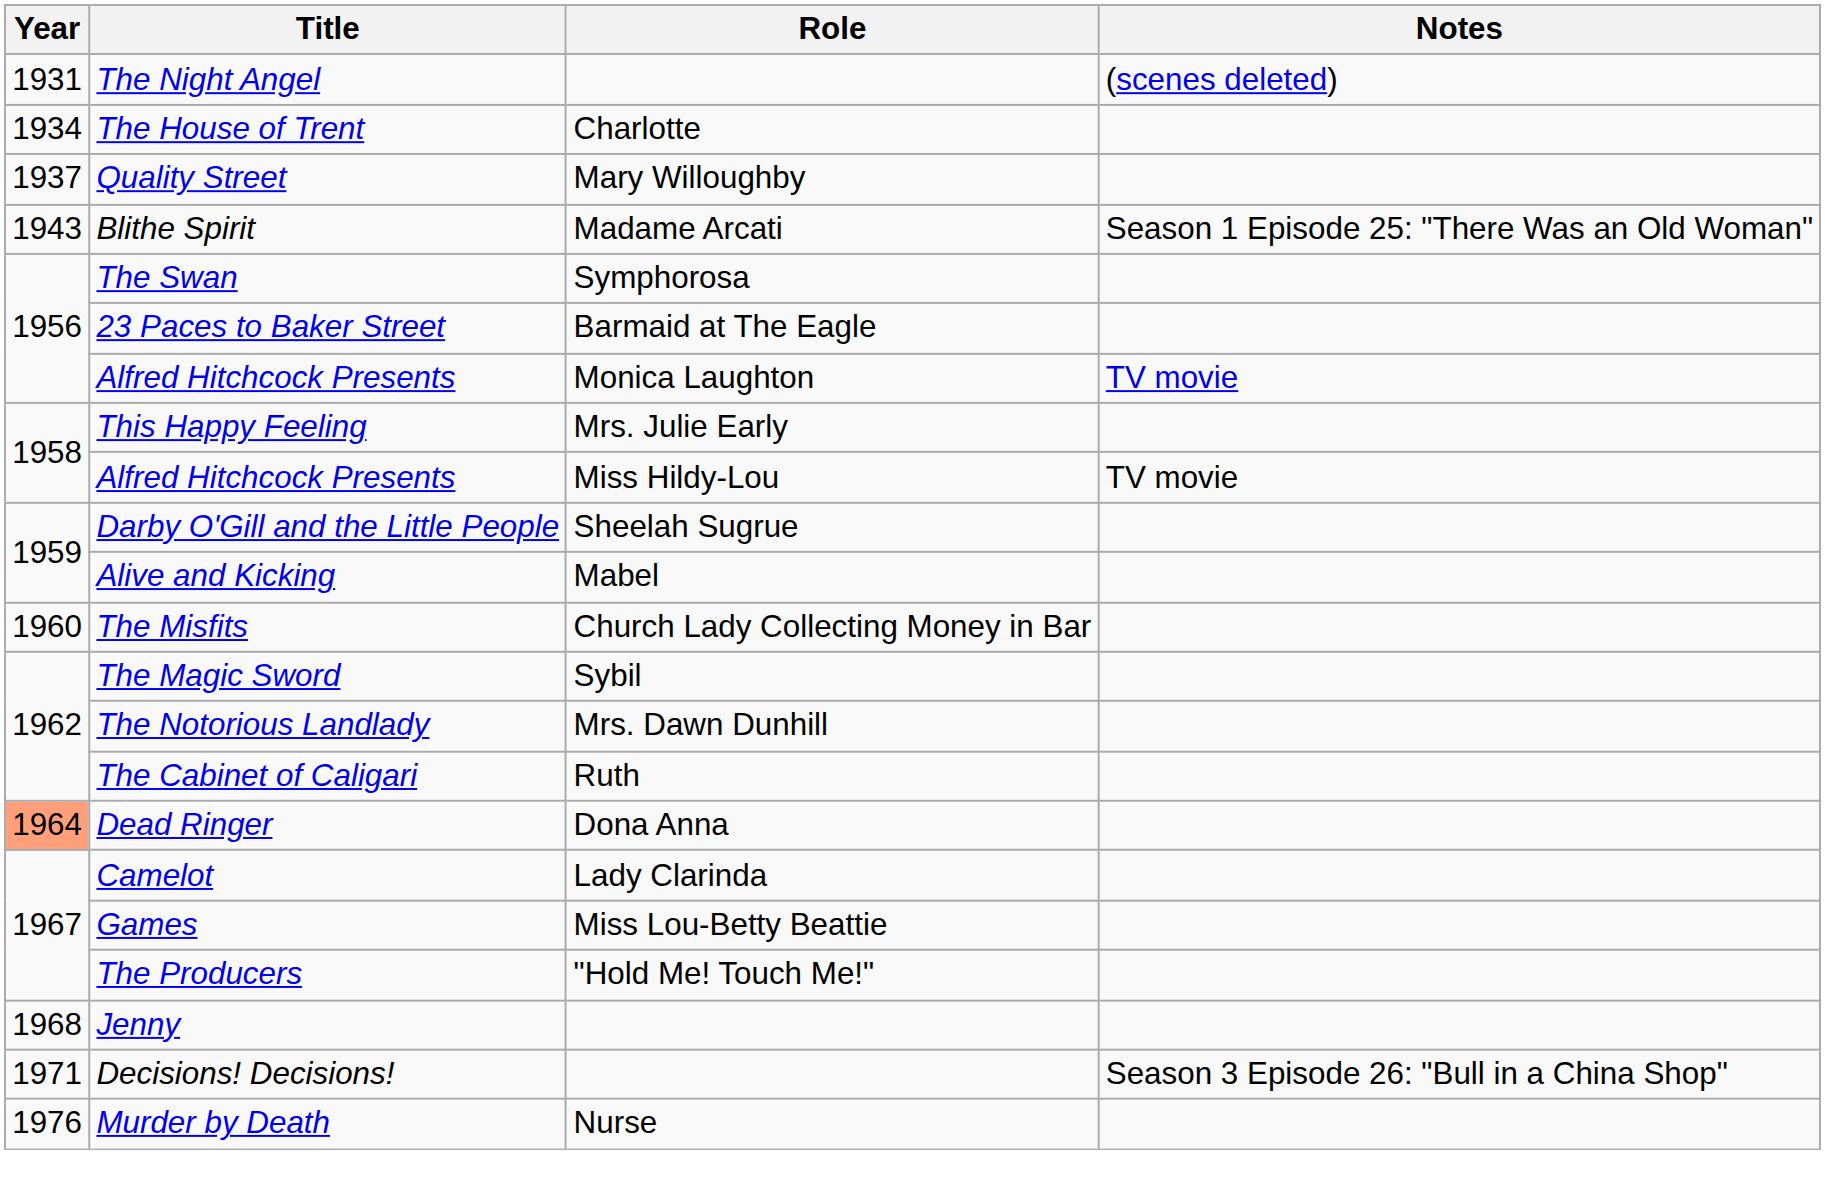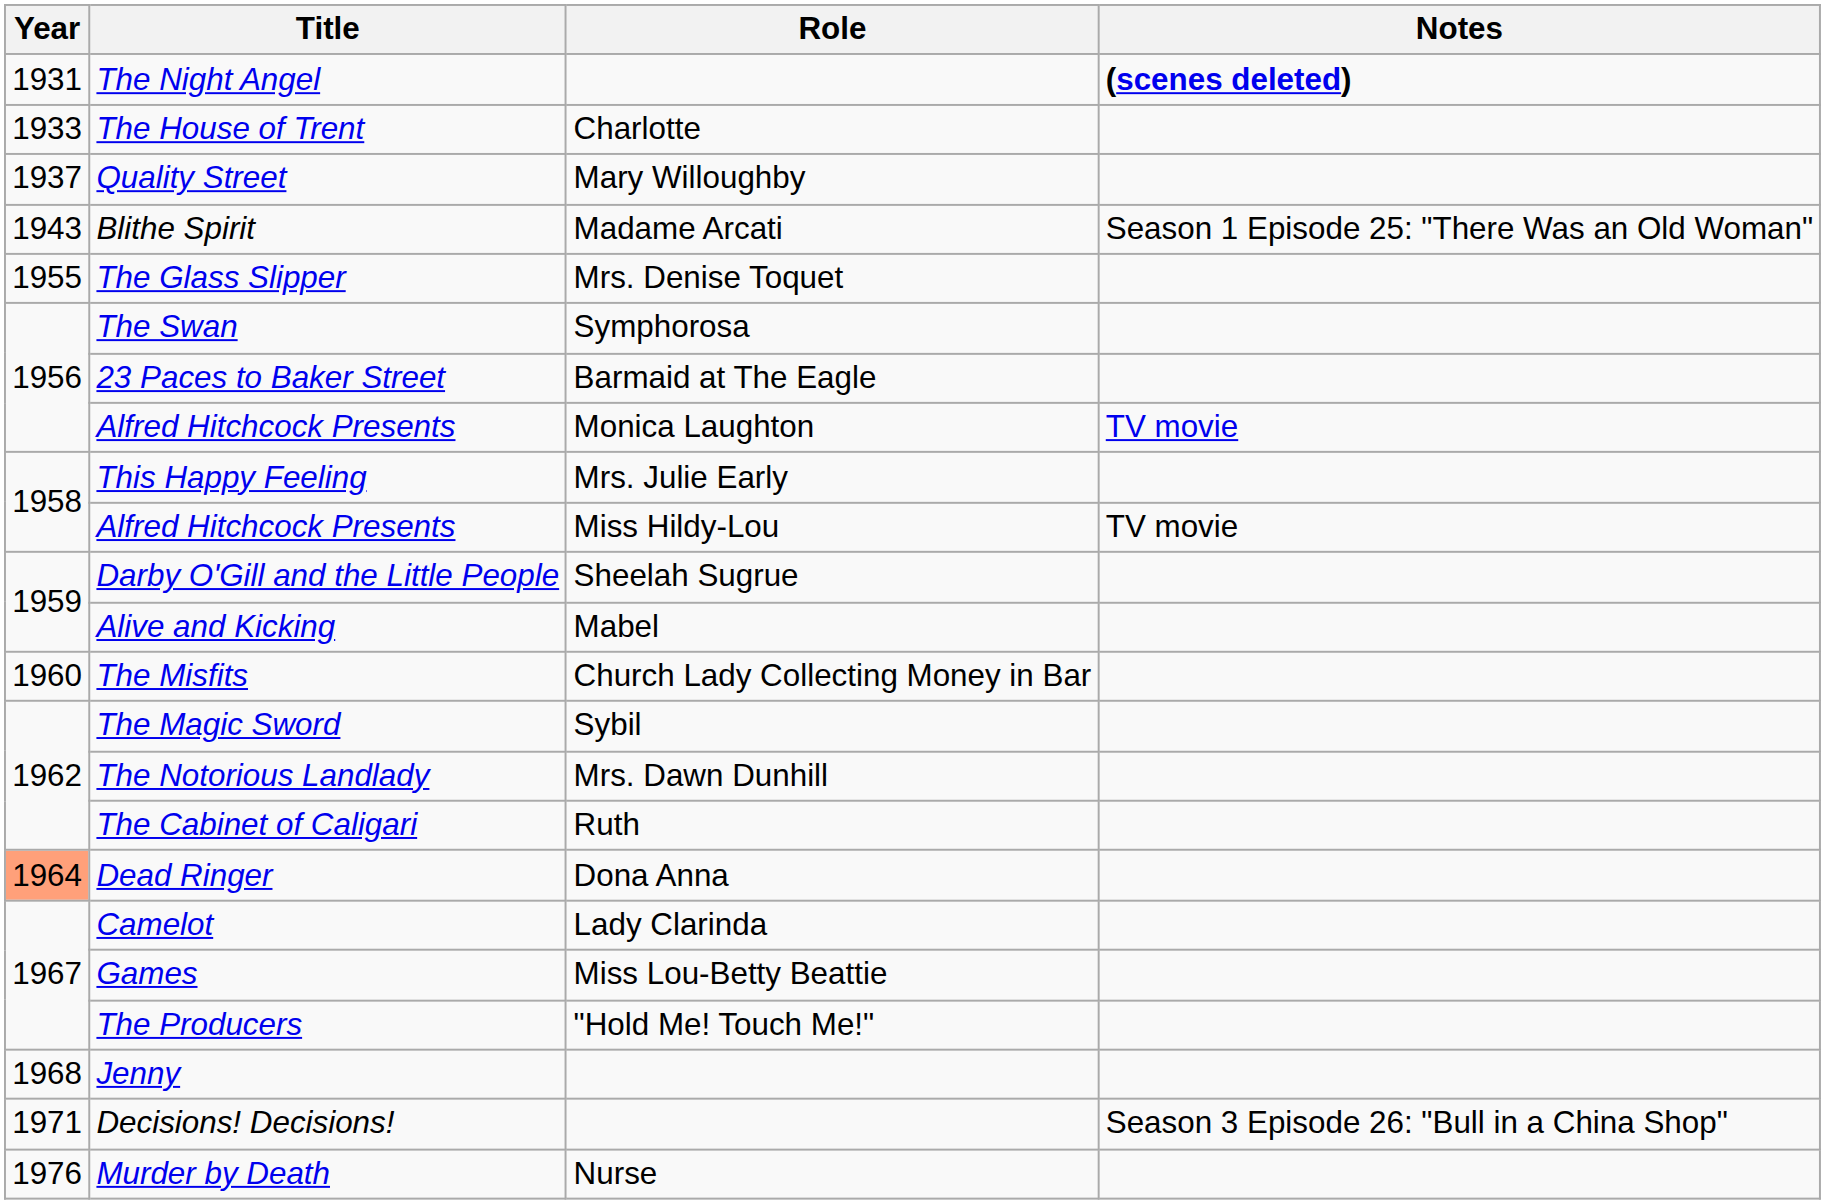(1222, 79) normal -> (1229, 79) bold
(47, 128) 1934 -> (47, 128) 1933
+ row: (221, 278)
